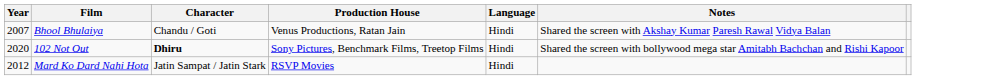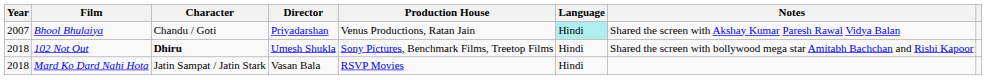+ column: (303, 13)
(501, 30) no background -> (571, 30) paleturquoise background
(18, 48) 2020 -> (18, 48) 2018
(18, 65) 2012 -> (18, 65) 2018
